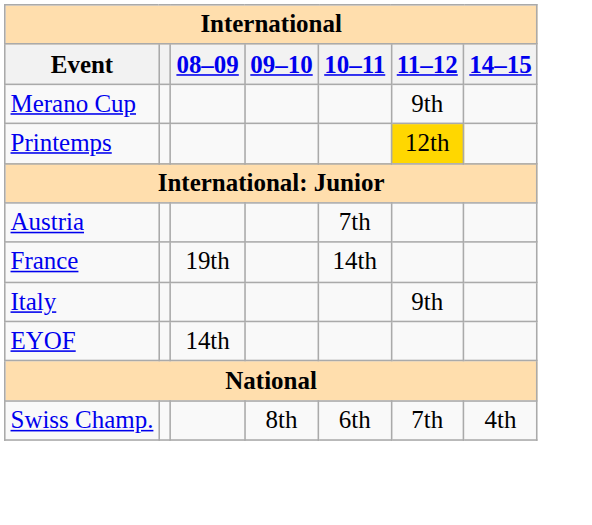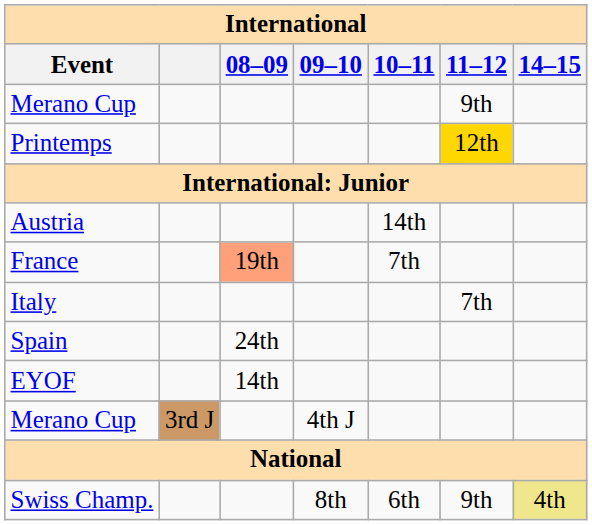(355, 222) 7th -> (404, 222) 14th
(208, 261) no background -> (257, 261) lightsalmon background
(355, 261) 14th -> (404, 261) 7th
(427, 301) 9th -> (476, 301) 7th
+ row: (39, 340)
+ row: (73, 420)
(427, 420) 7th -> (476, 499) 9th
(500, 420) no background -> (550, 499) khaki background
